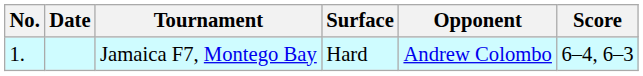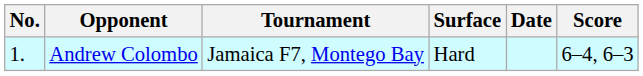columns swapped: (70, 20) <-> (478, 20)
